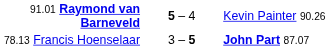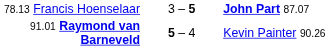rows swapped: (72, 40) <-> (85, 16)
